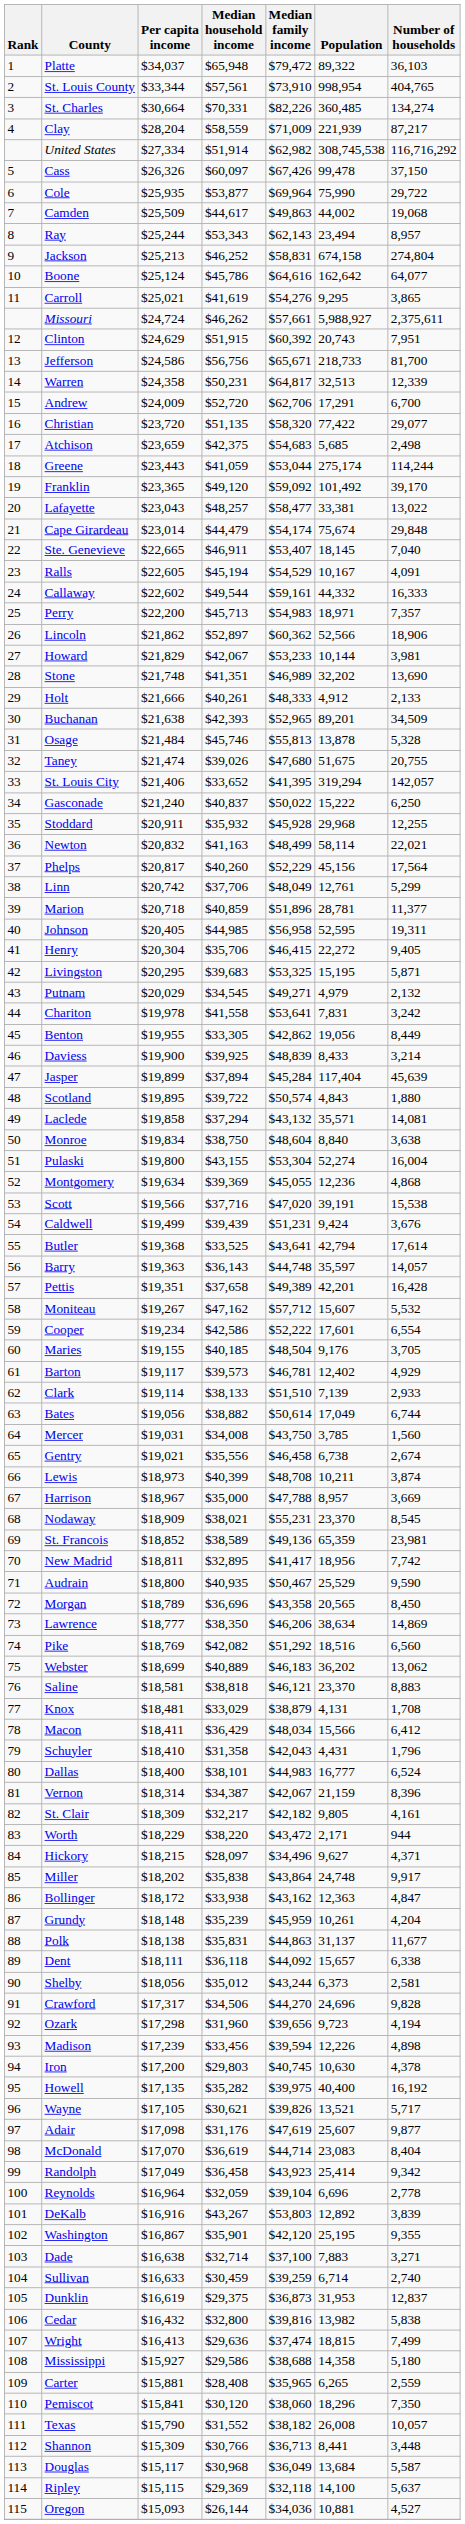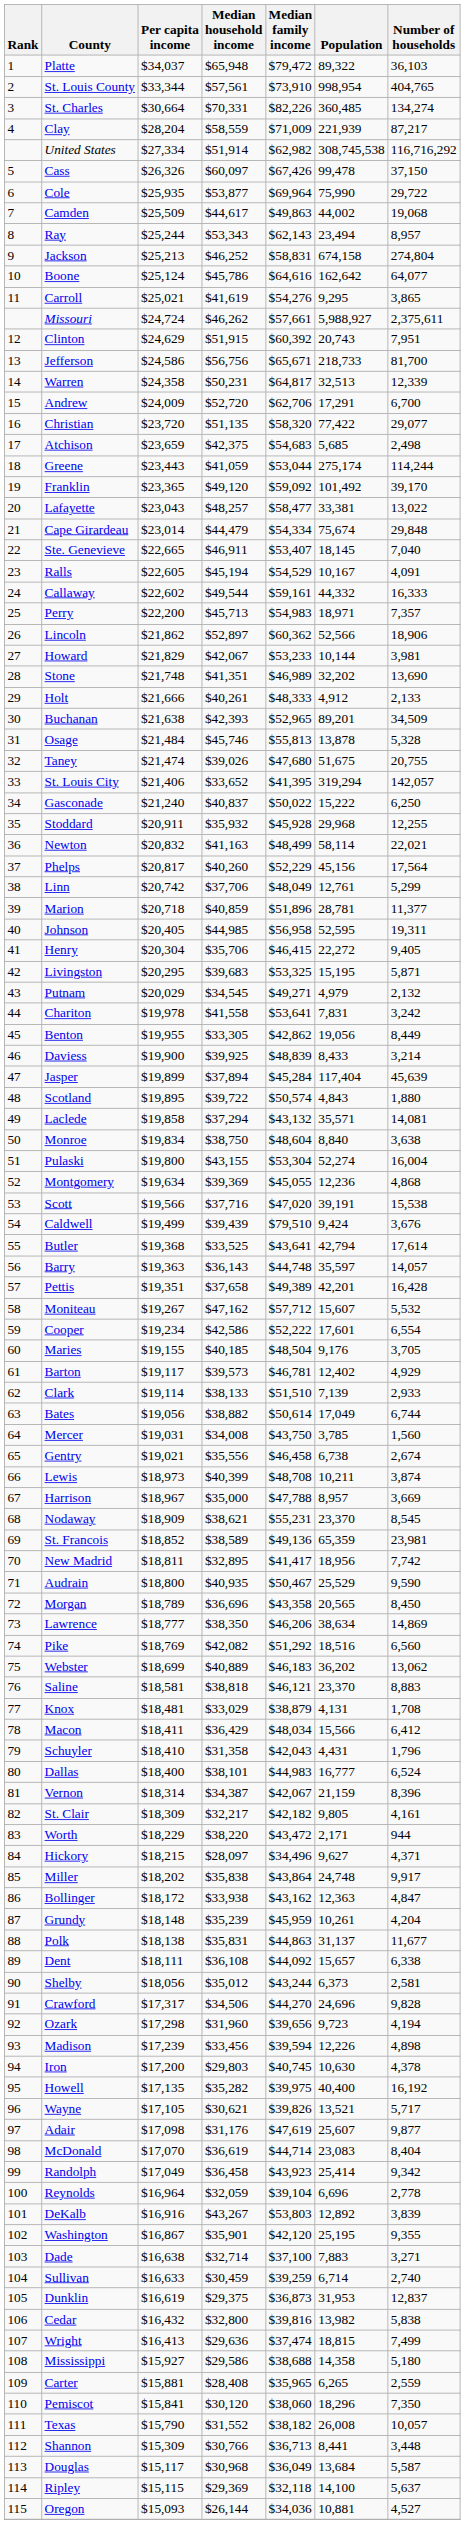(290, 529) $54,174 -> (290, 529) $54,334
(290, 1224) $51,231 -> (290, 1224) $79,510
(226, 1519) $38,021 -> (226, 1519) $38,621
(226, 1961) $36,118 -> (226, 1961) $36,108
